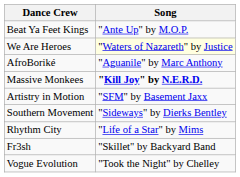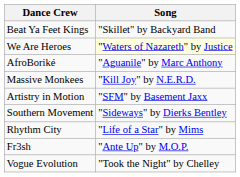(143, 29) "Ante Up" by M.O.P. -> (157, 29) "Skillet" by Backyard Band
(150, 79) bold -> (147, 79) normal
(157, 146) "Skillet" by Backyard Band -> (143, 146) "Ante Up" by M.O.P.
